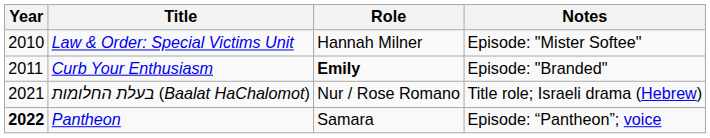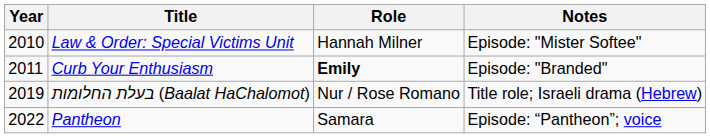(26, 94) 2021 -> (26, 94) 2019
(26, 119) bold -> (26, 119) normal
